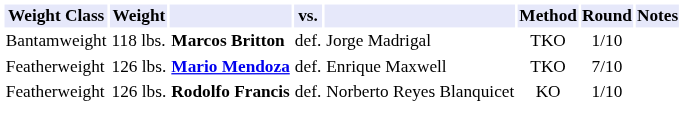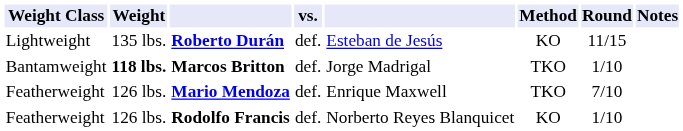+ row: (228, 41)
(139, 41) normal -> (139, 66) bold
